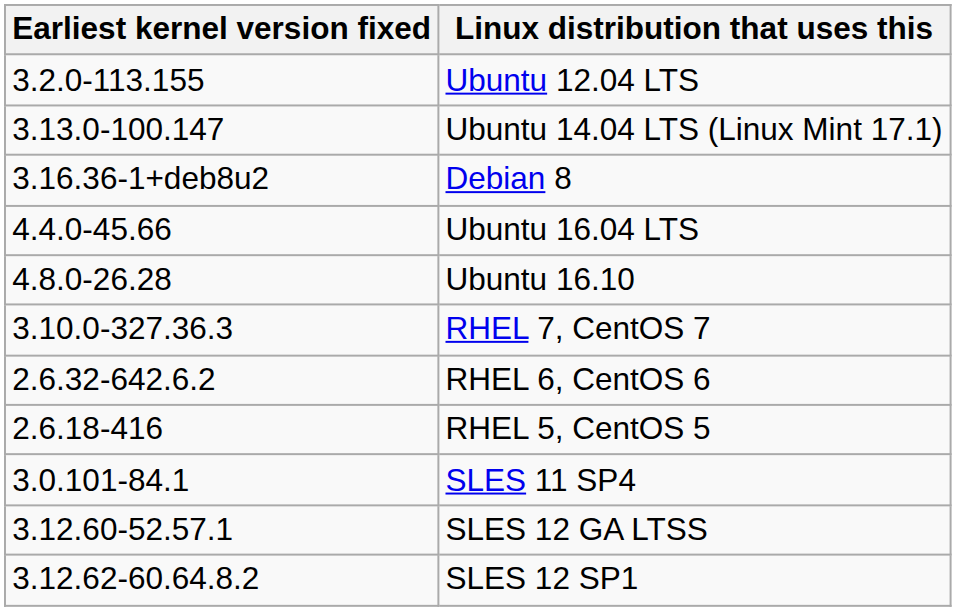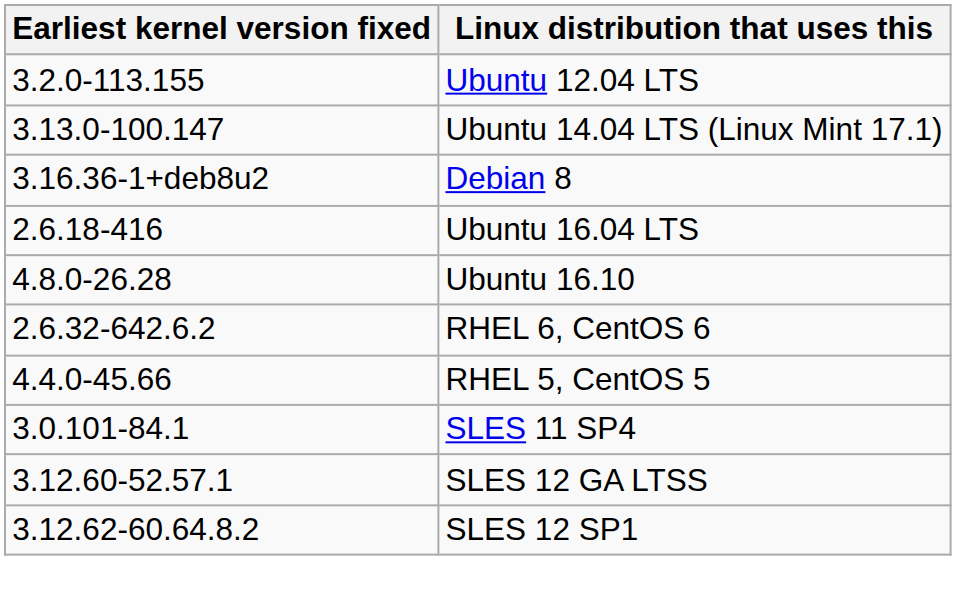(92, 229) 4.4.0-45.66 -> (88, 229) 2.6.18-416
- row: (578, 329)
(88, 429) 2.6.18-416 -> (92, 379) 4.4.0-45.66
